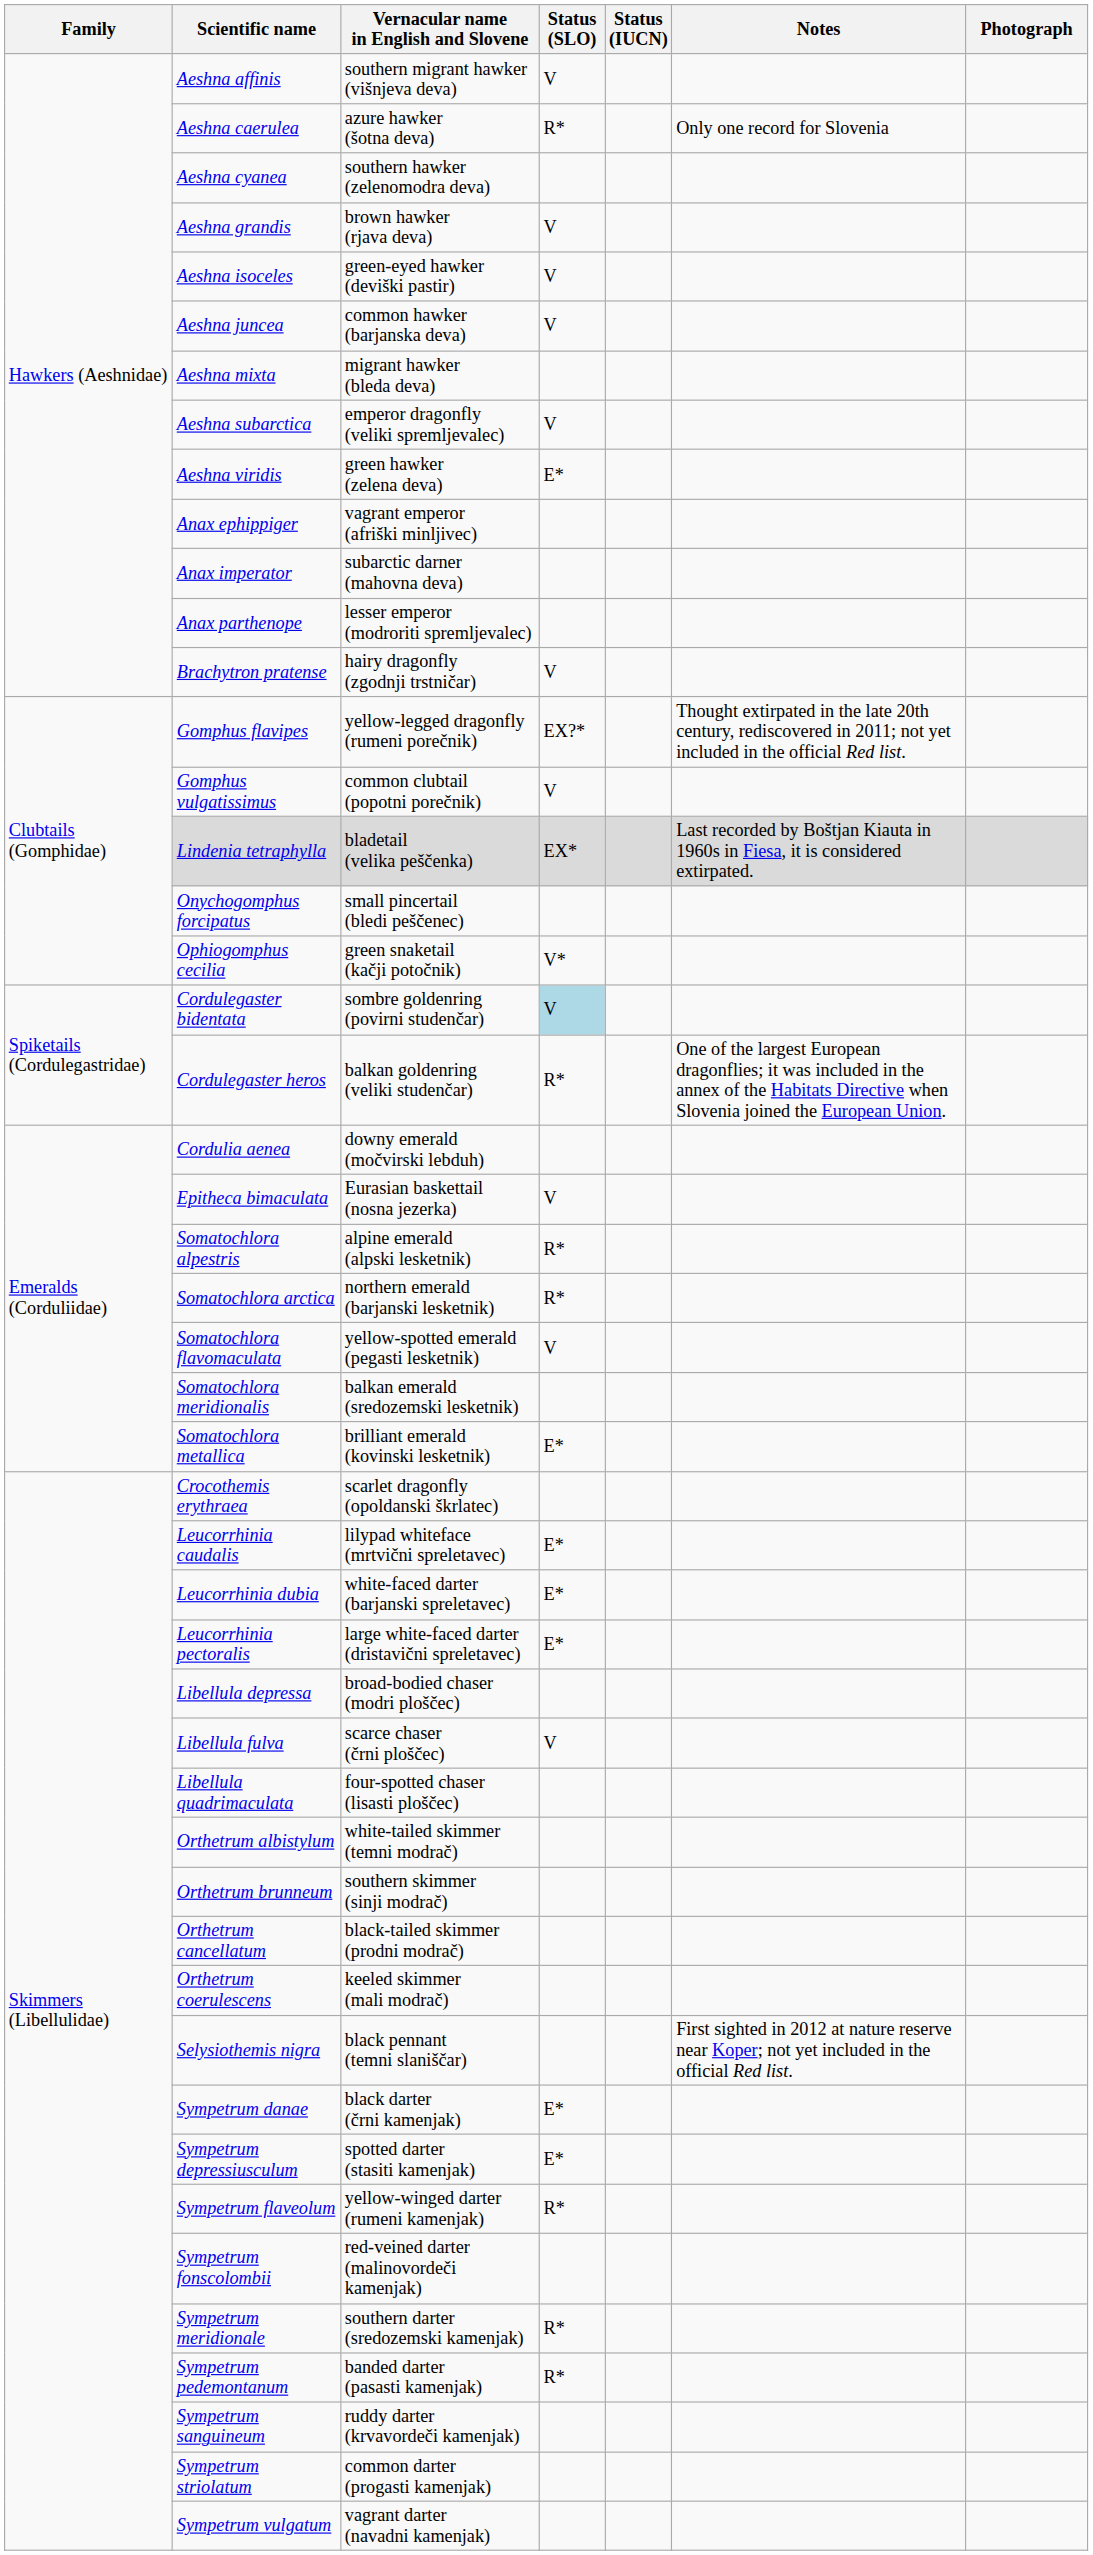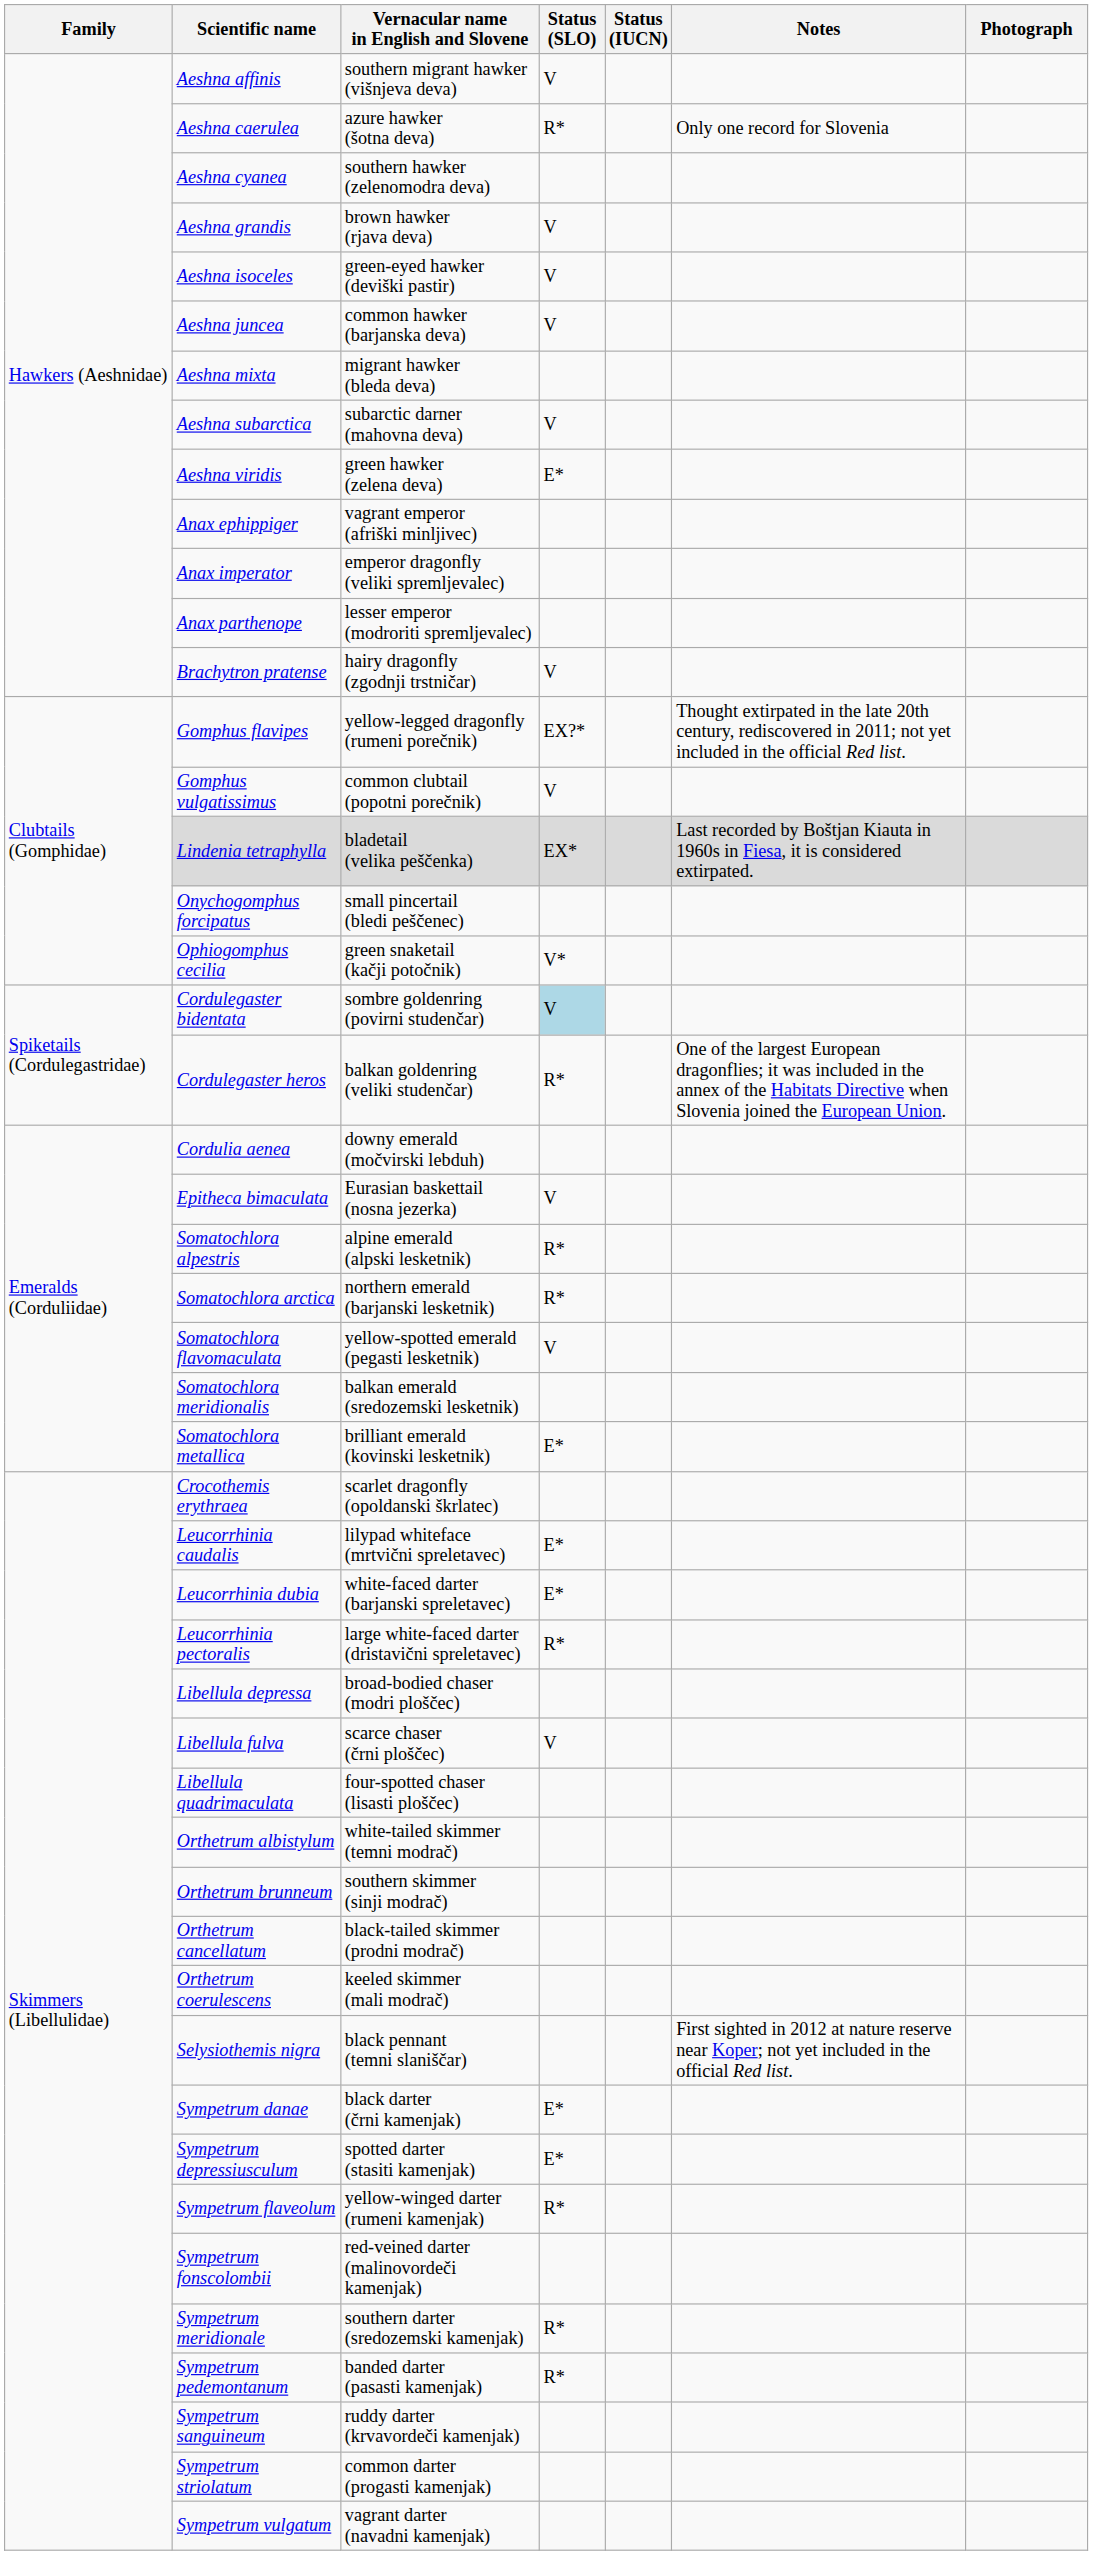(425, 424) emperor dragonfly (veliki spremljevalec) -> (404, 424) subarctic darner (mahovna deva)
(404, 573) subarctic darner (mahovna deva) -> (425, 573) emperor dragonfly (veliki spremljevalec)
(554, 1644) E* -> (554, 1644) R*
